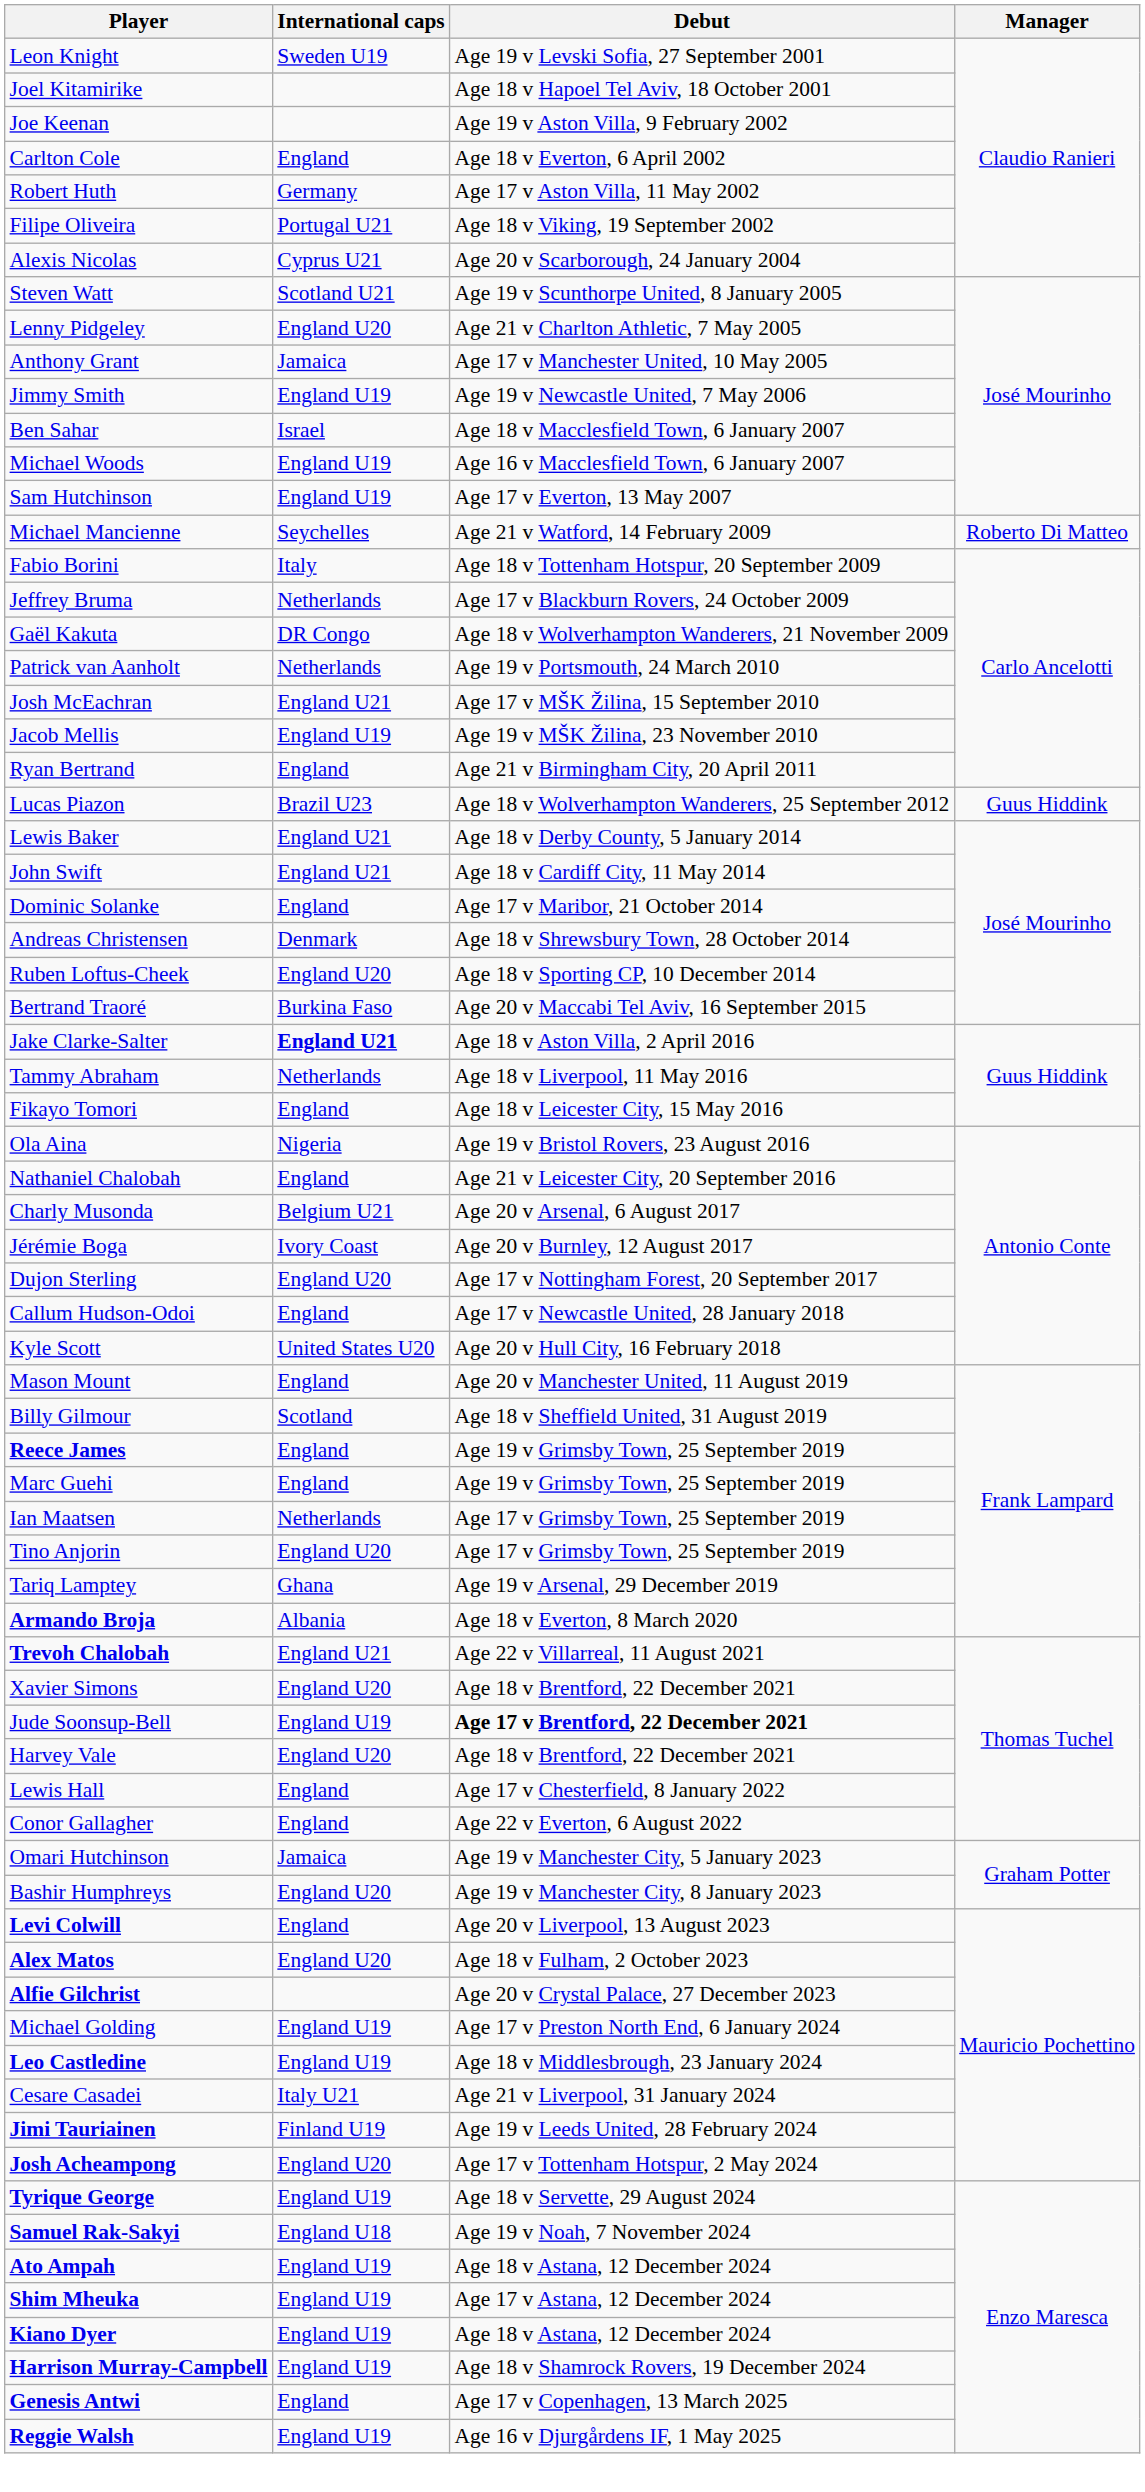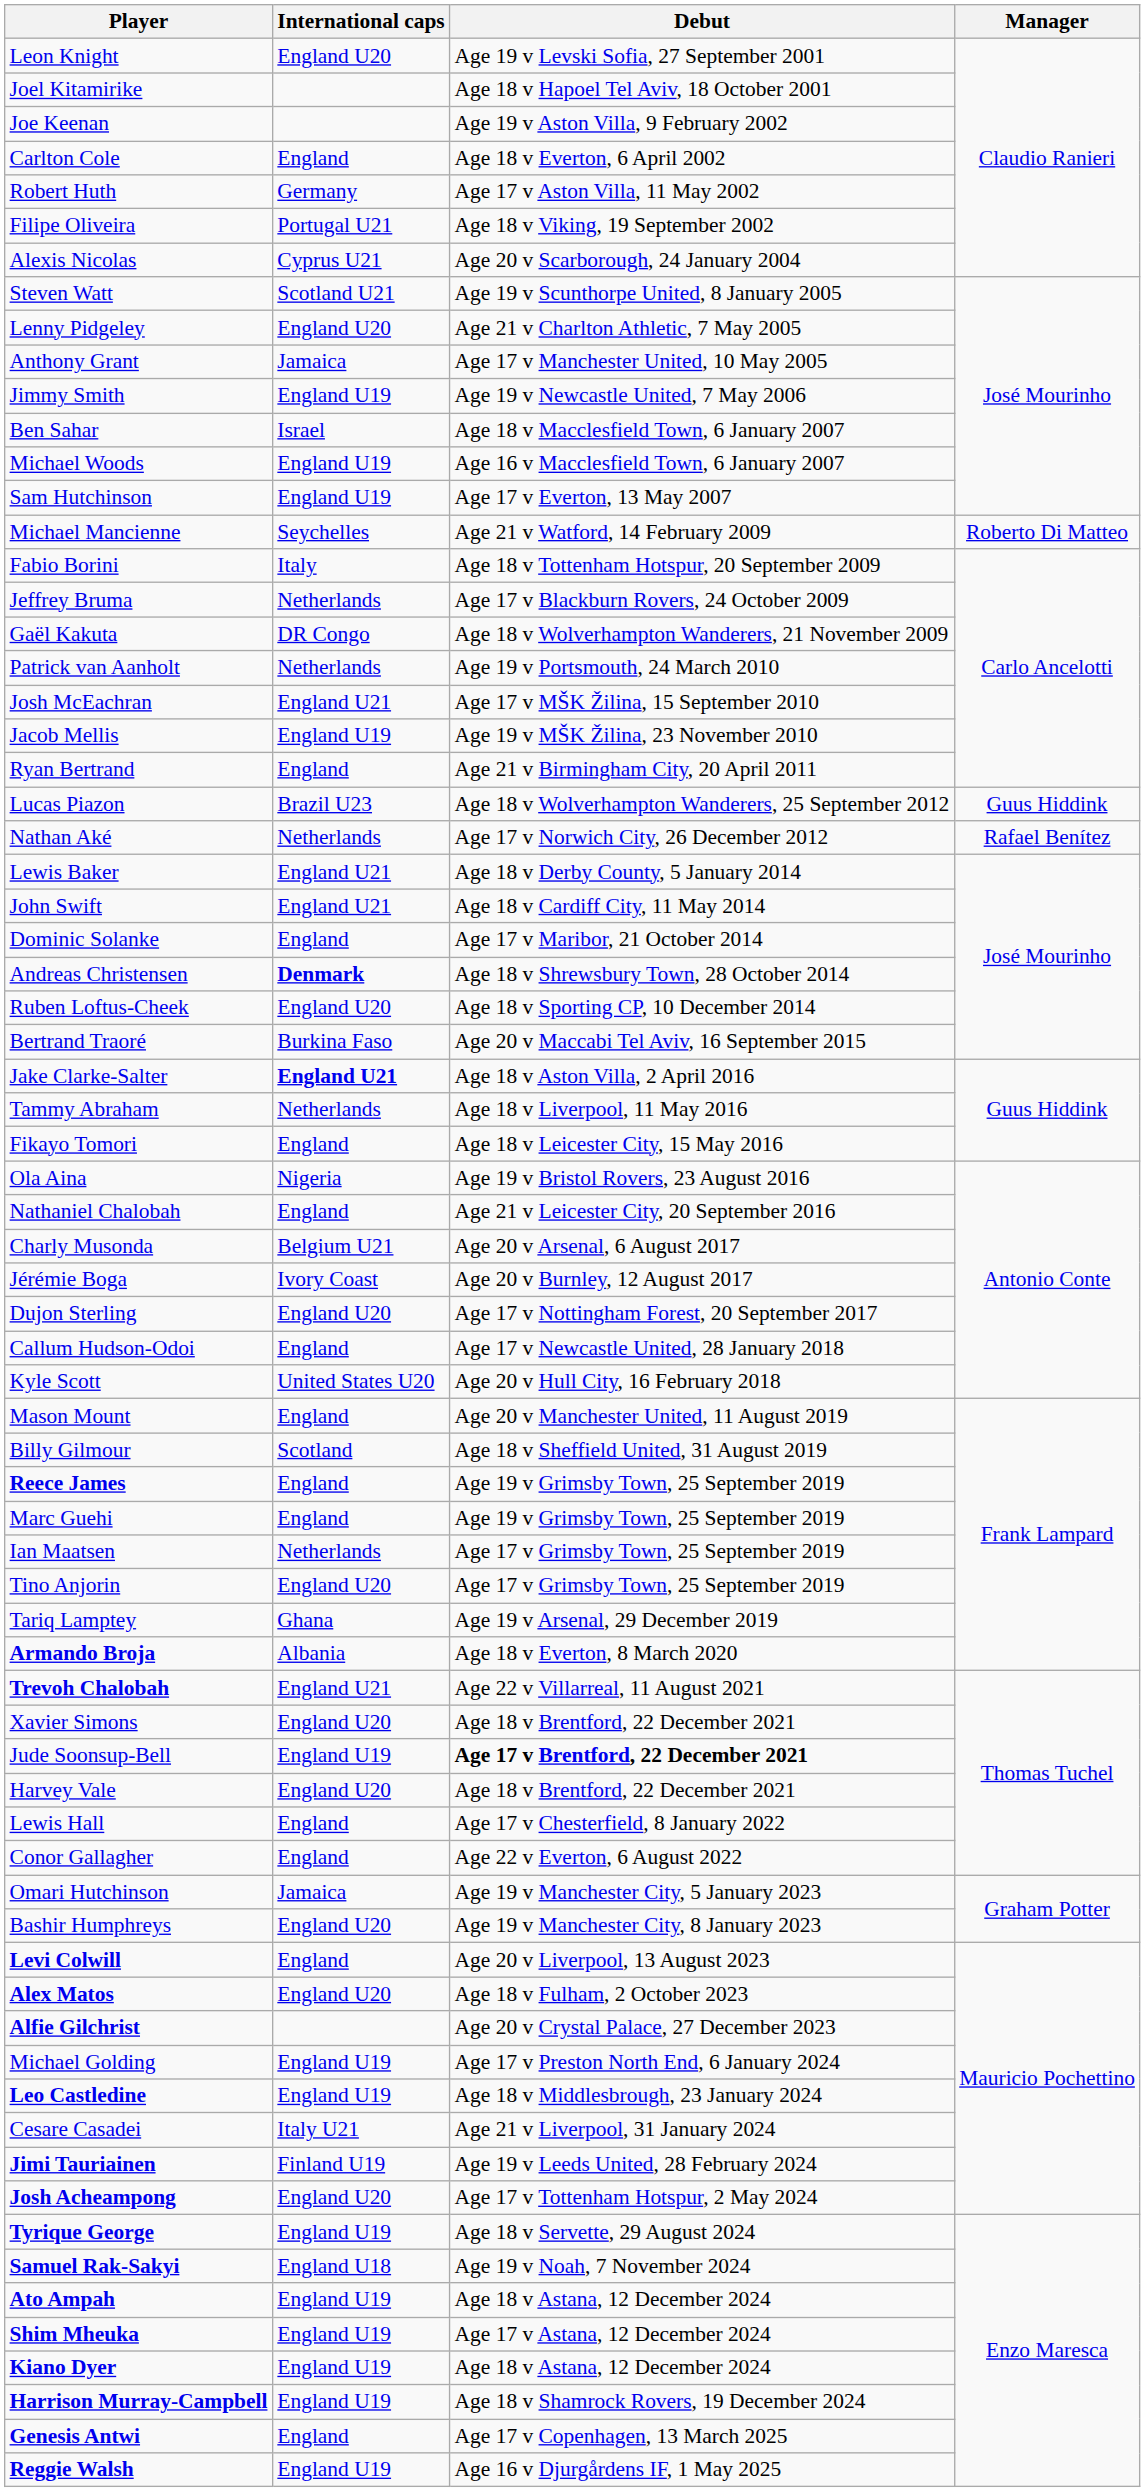(332, 55) Sweden U19 -> (334, 55) England U20
+ row: (61, 837)
(317, 939) normal -> (321, 973) bold
